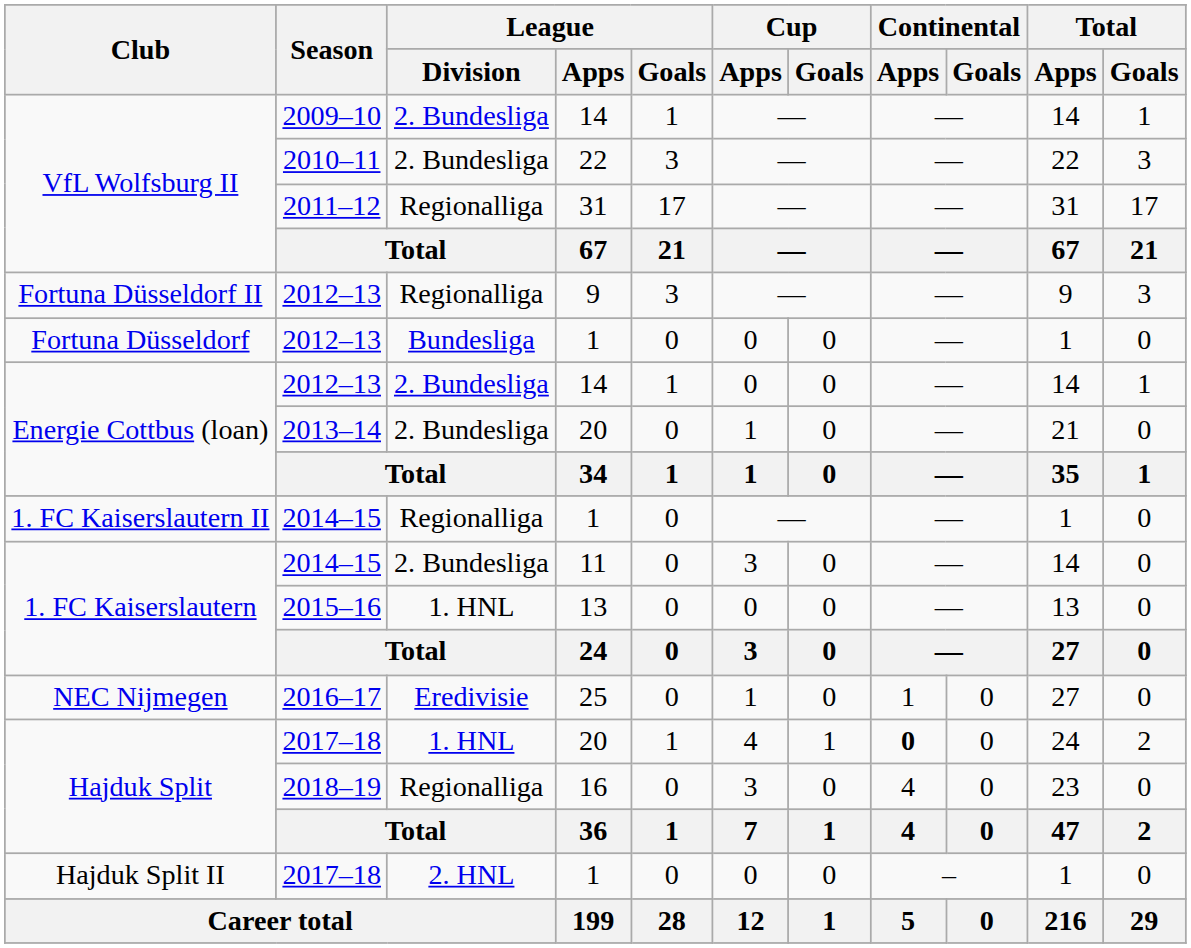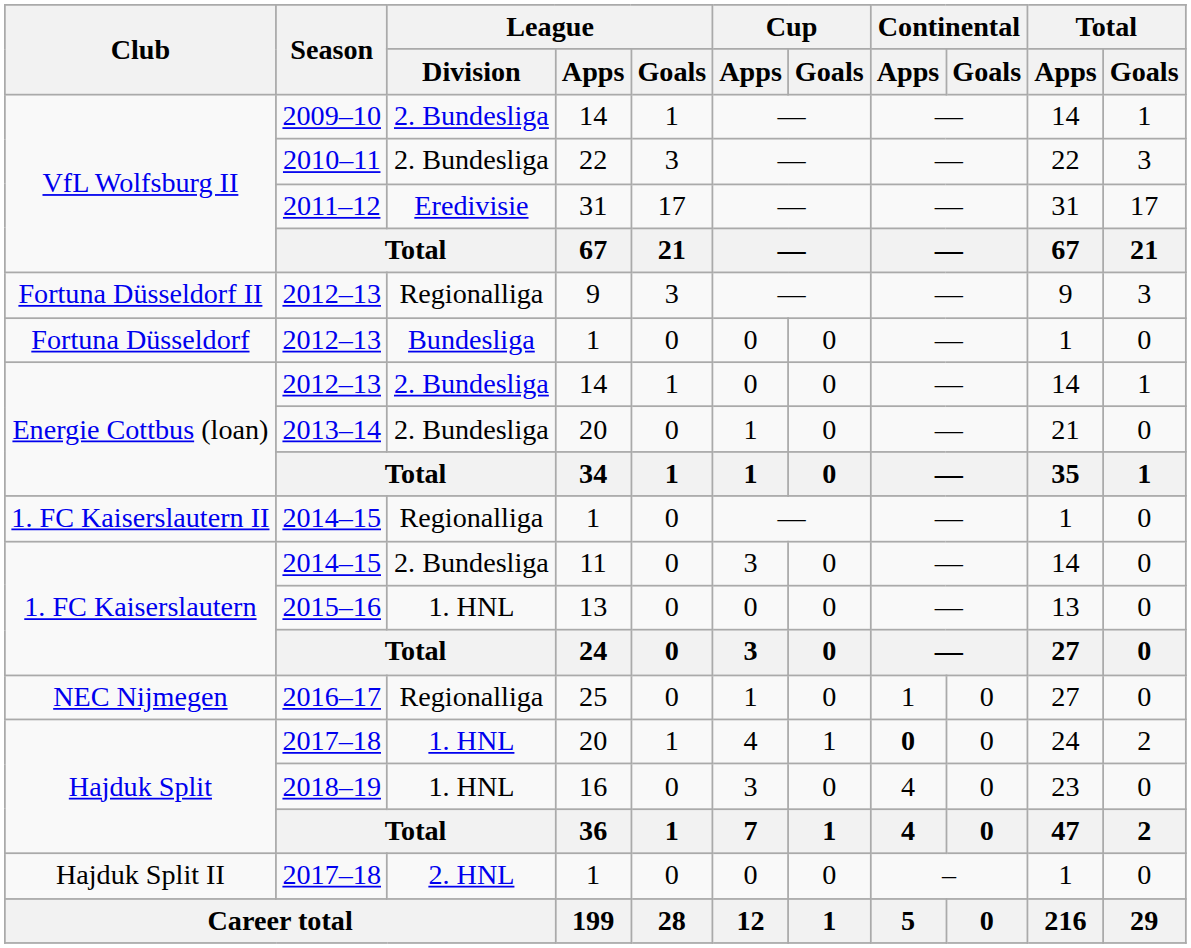(471, 205) Regionalliga -> (471, 205) Eredivisie
(471, 696) Eredivisie -> (471, 696) Regionalliga
(471, 786) Regionalliga -> (471, 786) 1. HNL
